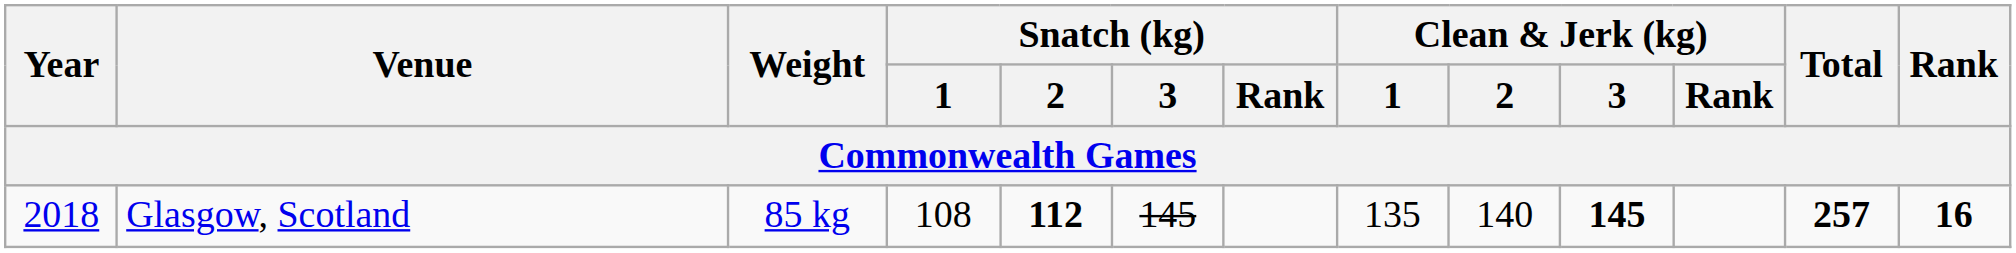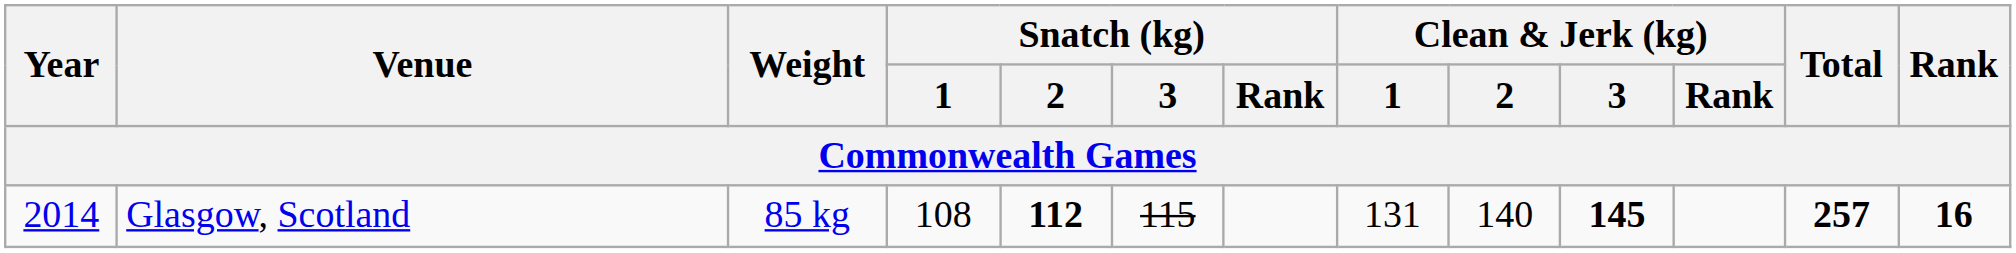(61, 214) 2018 -> (61, 214) 2014
(1168, 214) 145 -> (1168, 214) 115
(1392, 214) 135 -> (1392, 214) 131
